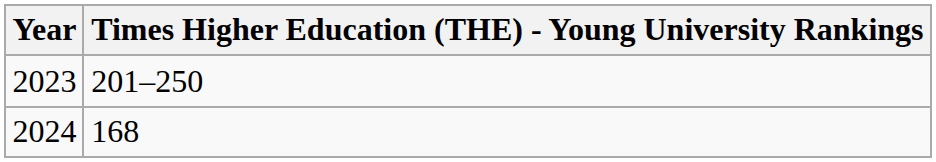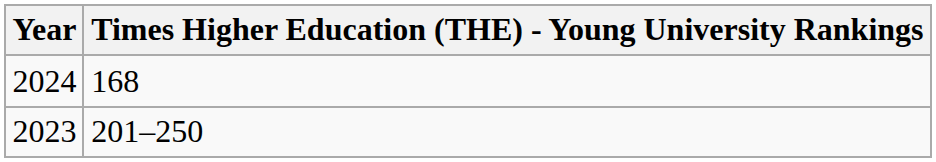rows swapped: (44, 131) <-> (44, 80)
